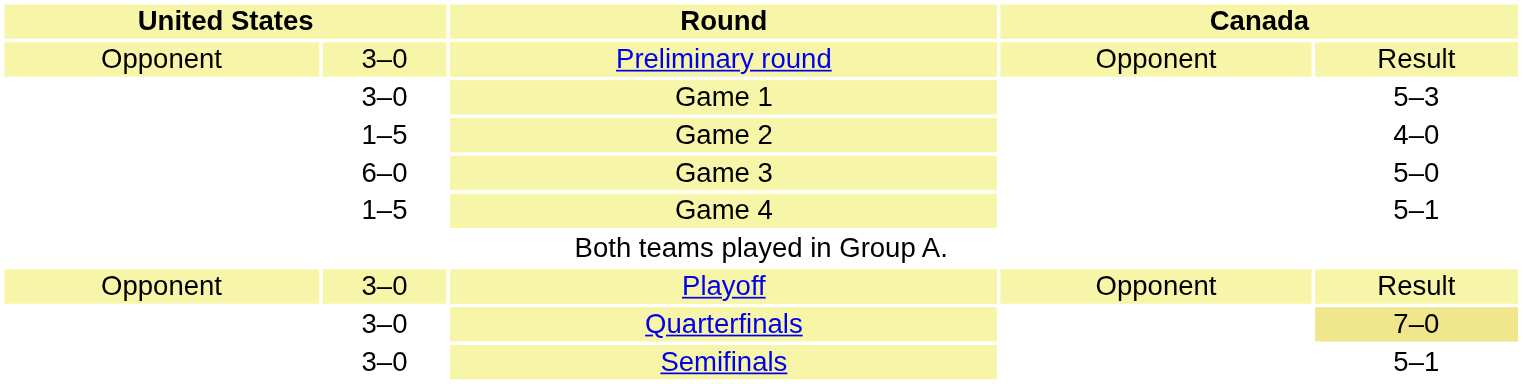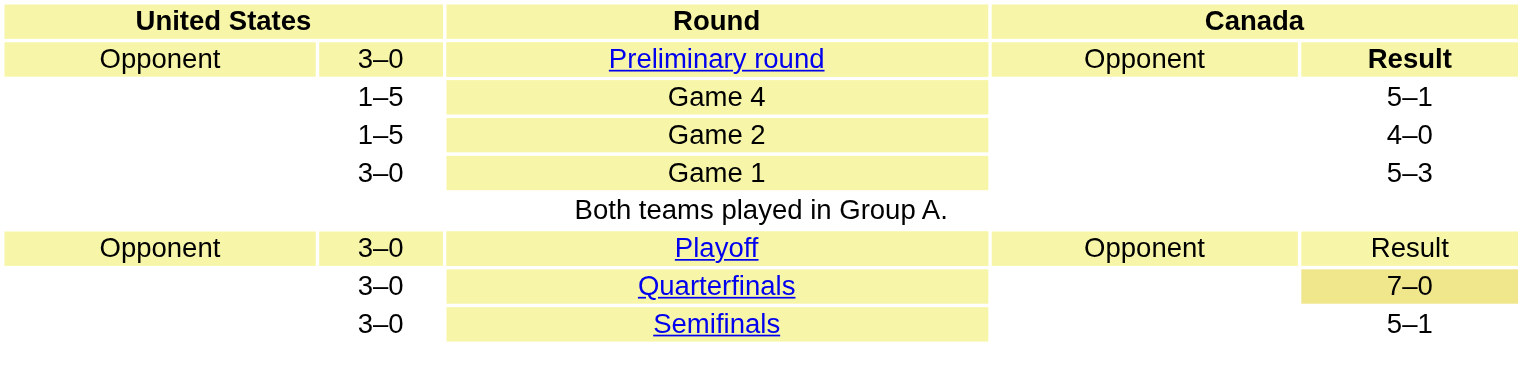(1416, 59) normal -> (1410, 59) bold
rows swapped: (724, 96) <-> (724, 210)
- row: (724, 172)
